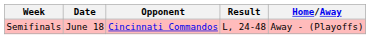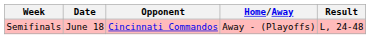columns swapped: (317, 12) <-> (244, 12)
